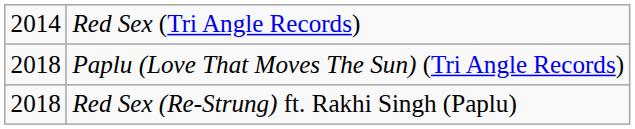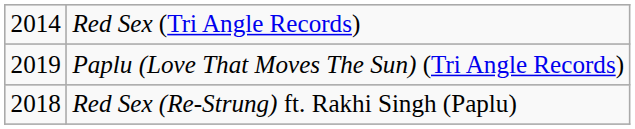(36, 64) 2018 -> (36, 64) 2019
